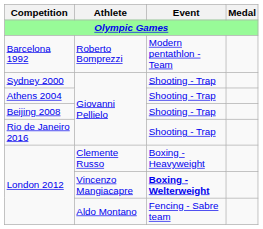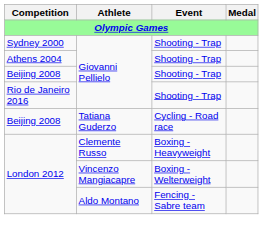- row: (29, 54)
+ row: (34, 122)
(179, 185) bold -> (182, 174) normal
